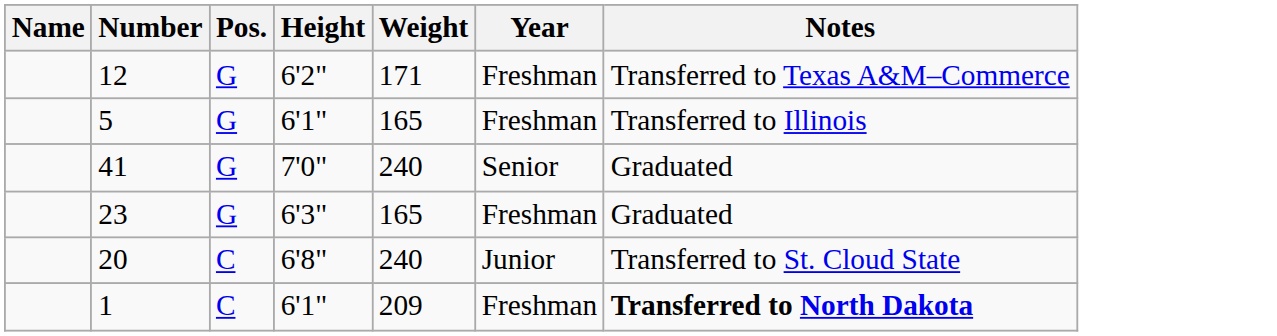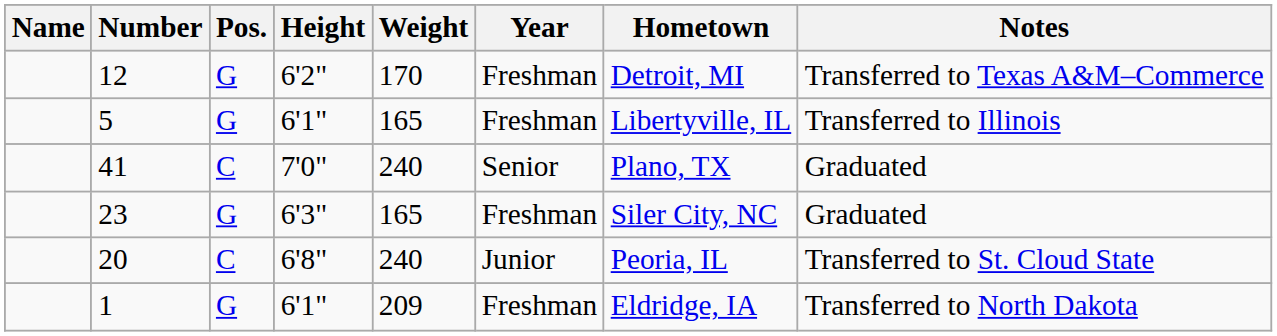+ column: (701, 27)
(401, 74) 171 -> (401, 74) 170
(227, 167) G -> (226, 167) C
(226, 306) C -> (227, 306) G
(792, 306) bold -> (971, 306) normal
